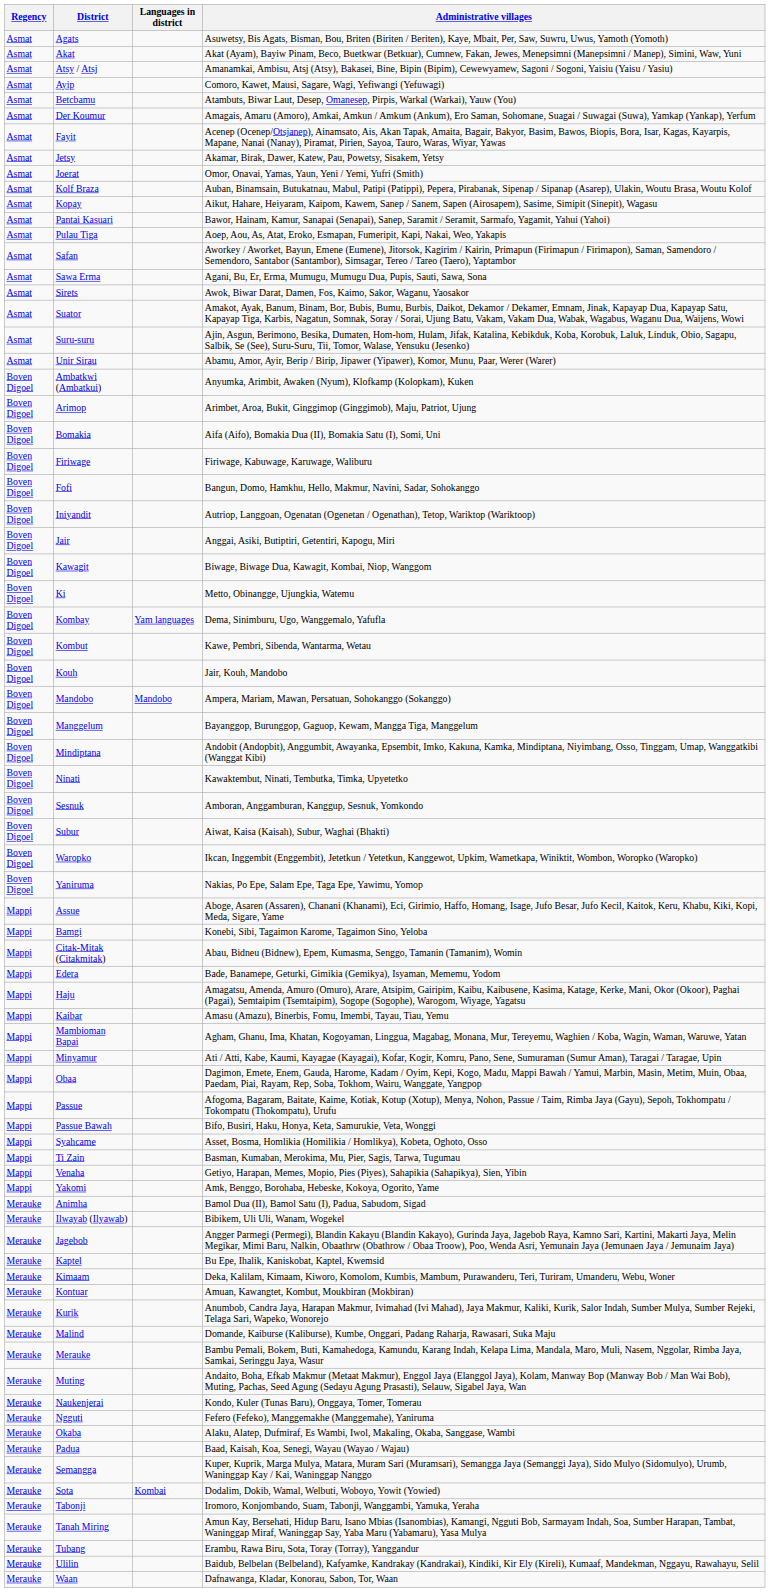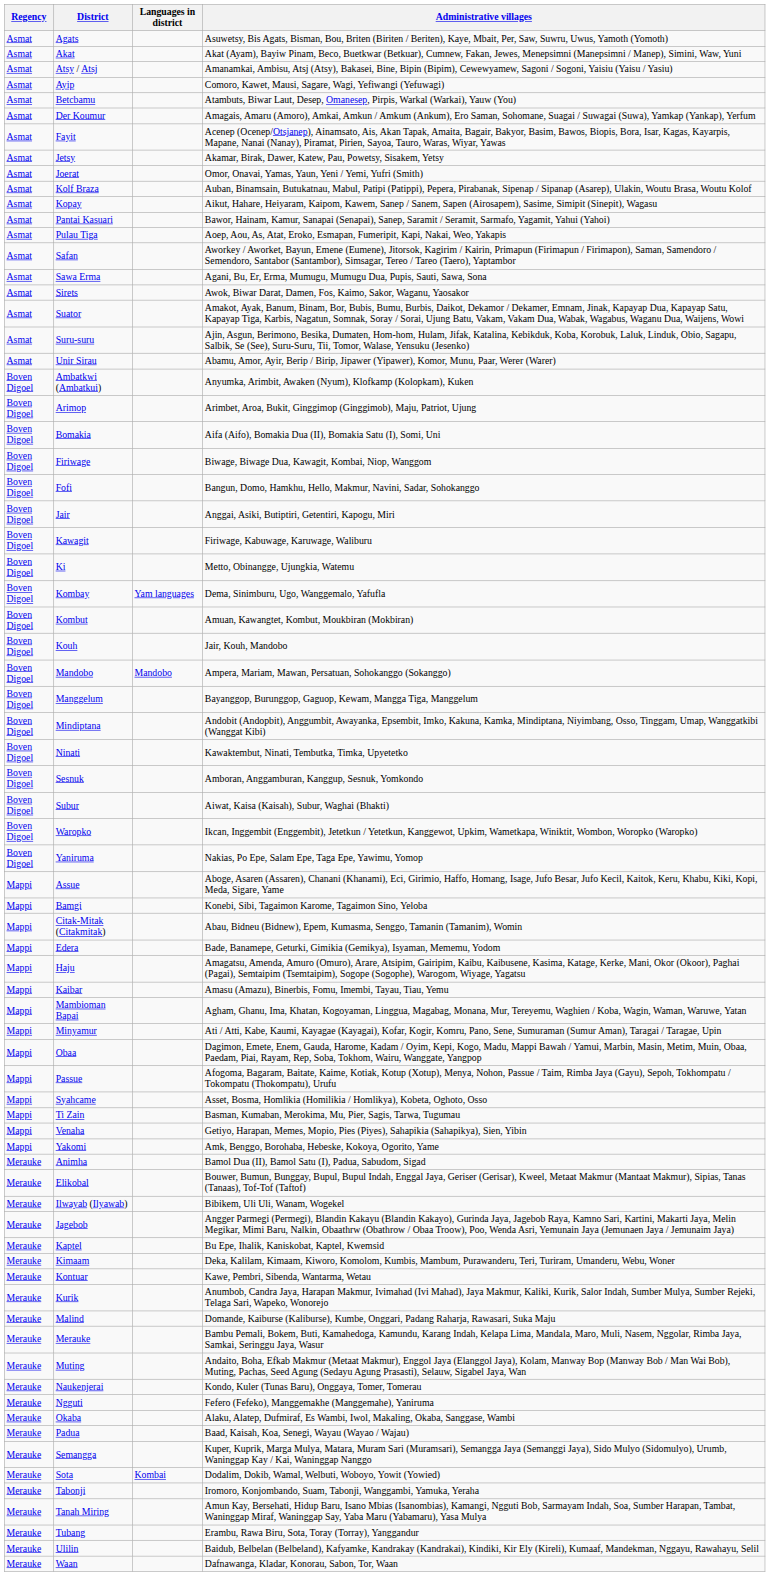(288, 461) Firiwage, Kabuwage, Karuwage, Waliburu -> (318, 461) Biwage, Biwage Dua, Kawagit, Kombai, Niop, Wanggom
- row: (73, 514)
(318, 567) Biwage, Biwage Dua, Kawagit, Kombai, Niop, Wanggom -> (288, 540) Firiwage, Kabuwage, Karuwage, Waliburu
(288, 646) Kawe, Pembri, Sibenda, Wantarma, Wetau -> (309, 620) Amuan, Kawangtet, Kombut, Moukbiran (Mokbiran)
- row: (84, 1126)
+ row: (72, 1182)
(309, 1292) Amuan, Kawangtet, Kombut, Moukbiran (Mokbiran) -> (288, 1276) Kawe, Pembri, Sibenda, Wantarma, Wetau
